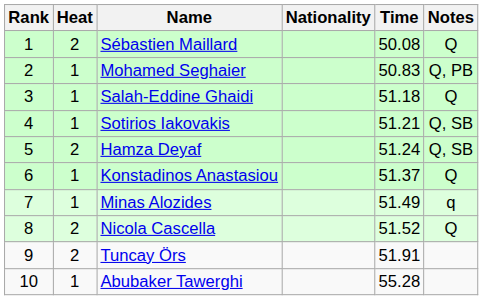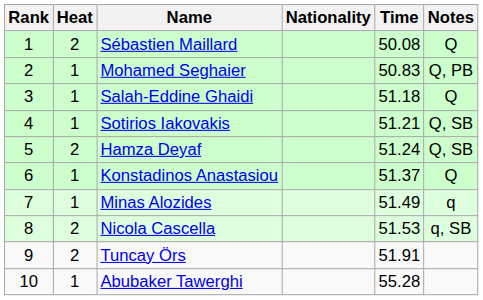(399, 228) 51.52 -> (399, 228) 51.53
(451, 228) Q -> (451, 228) q, SB
